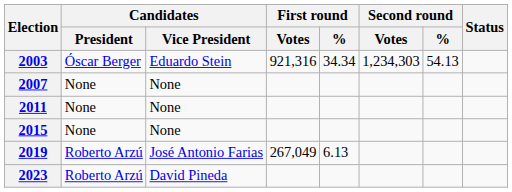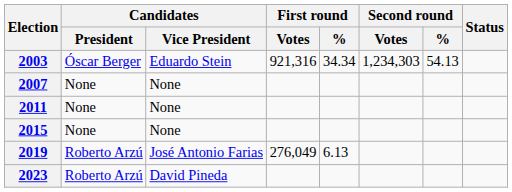(293, 152) 267,049 -> (293, 152) 276,049
